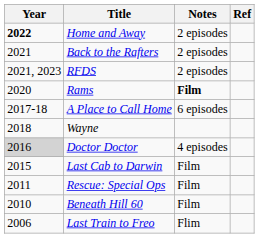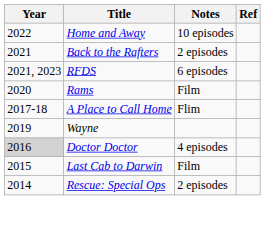(19, 33) bold -> (19, 33) normal
(202, 33) 2 episodes -> (205, 33) 10 episodes
(202, 71) 2 episodes -> (202, 71) 6 episodes
(189, 90) bold -> (189, 90) normal
(202, 109) 6 episodes -> (189, 109) Flim
(19, 128) 2018 -> (19, 128) 2019
(19, 185) 2011 -> (19, 185) 2014
(189, 185) Film -> (202, 185) 2 episodes
- row: (105, 204)
- row: (111, 223)
